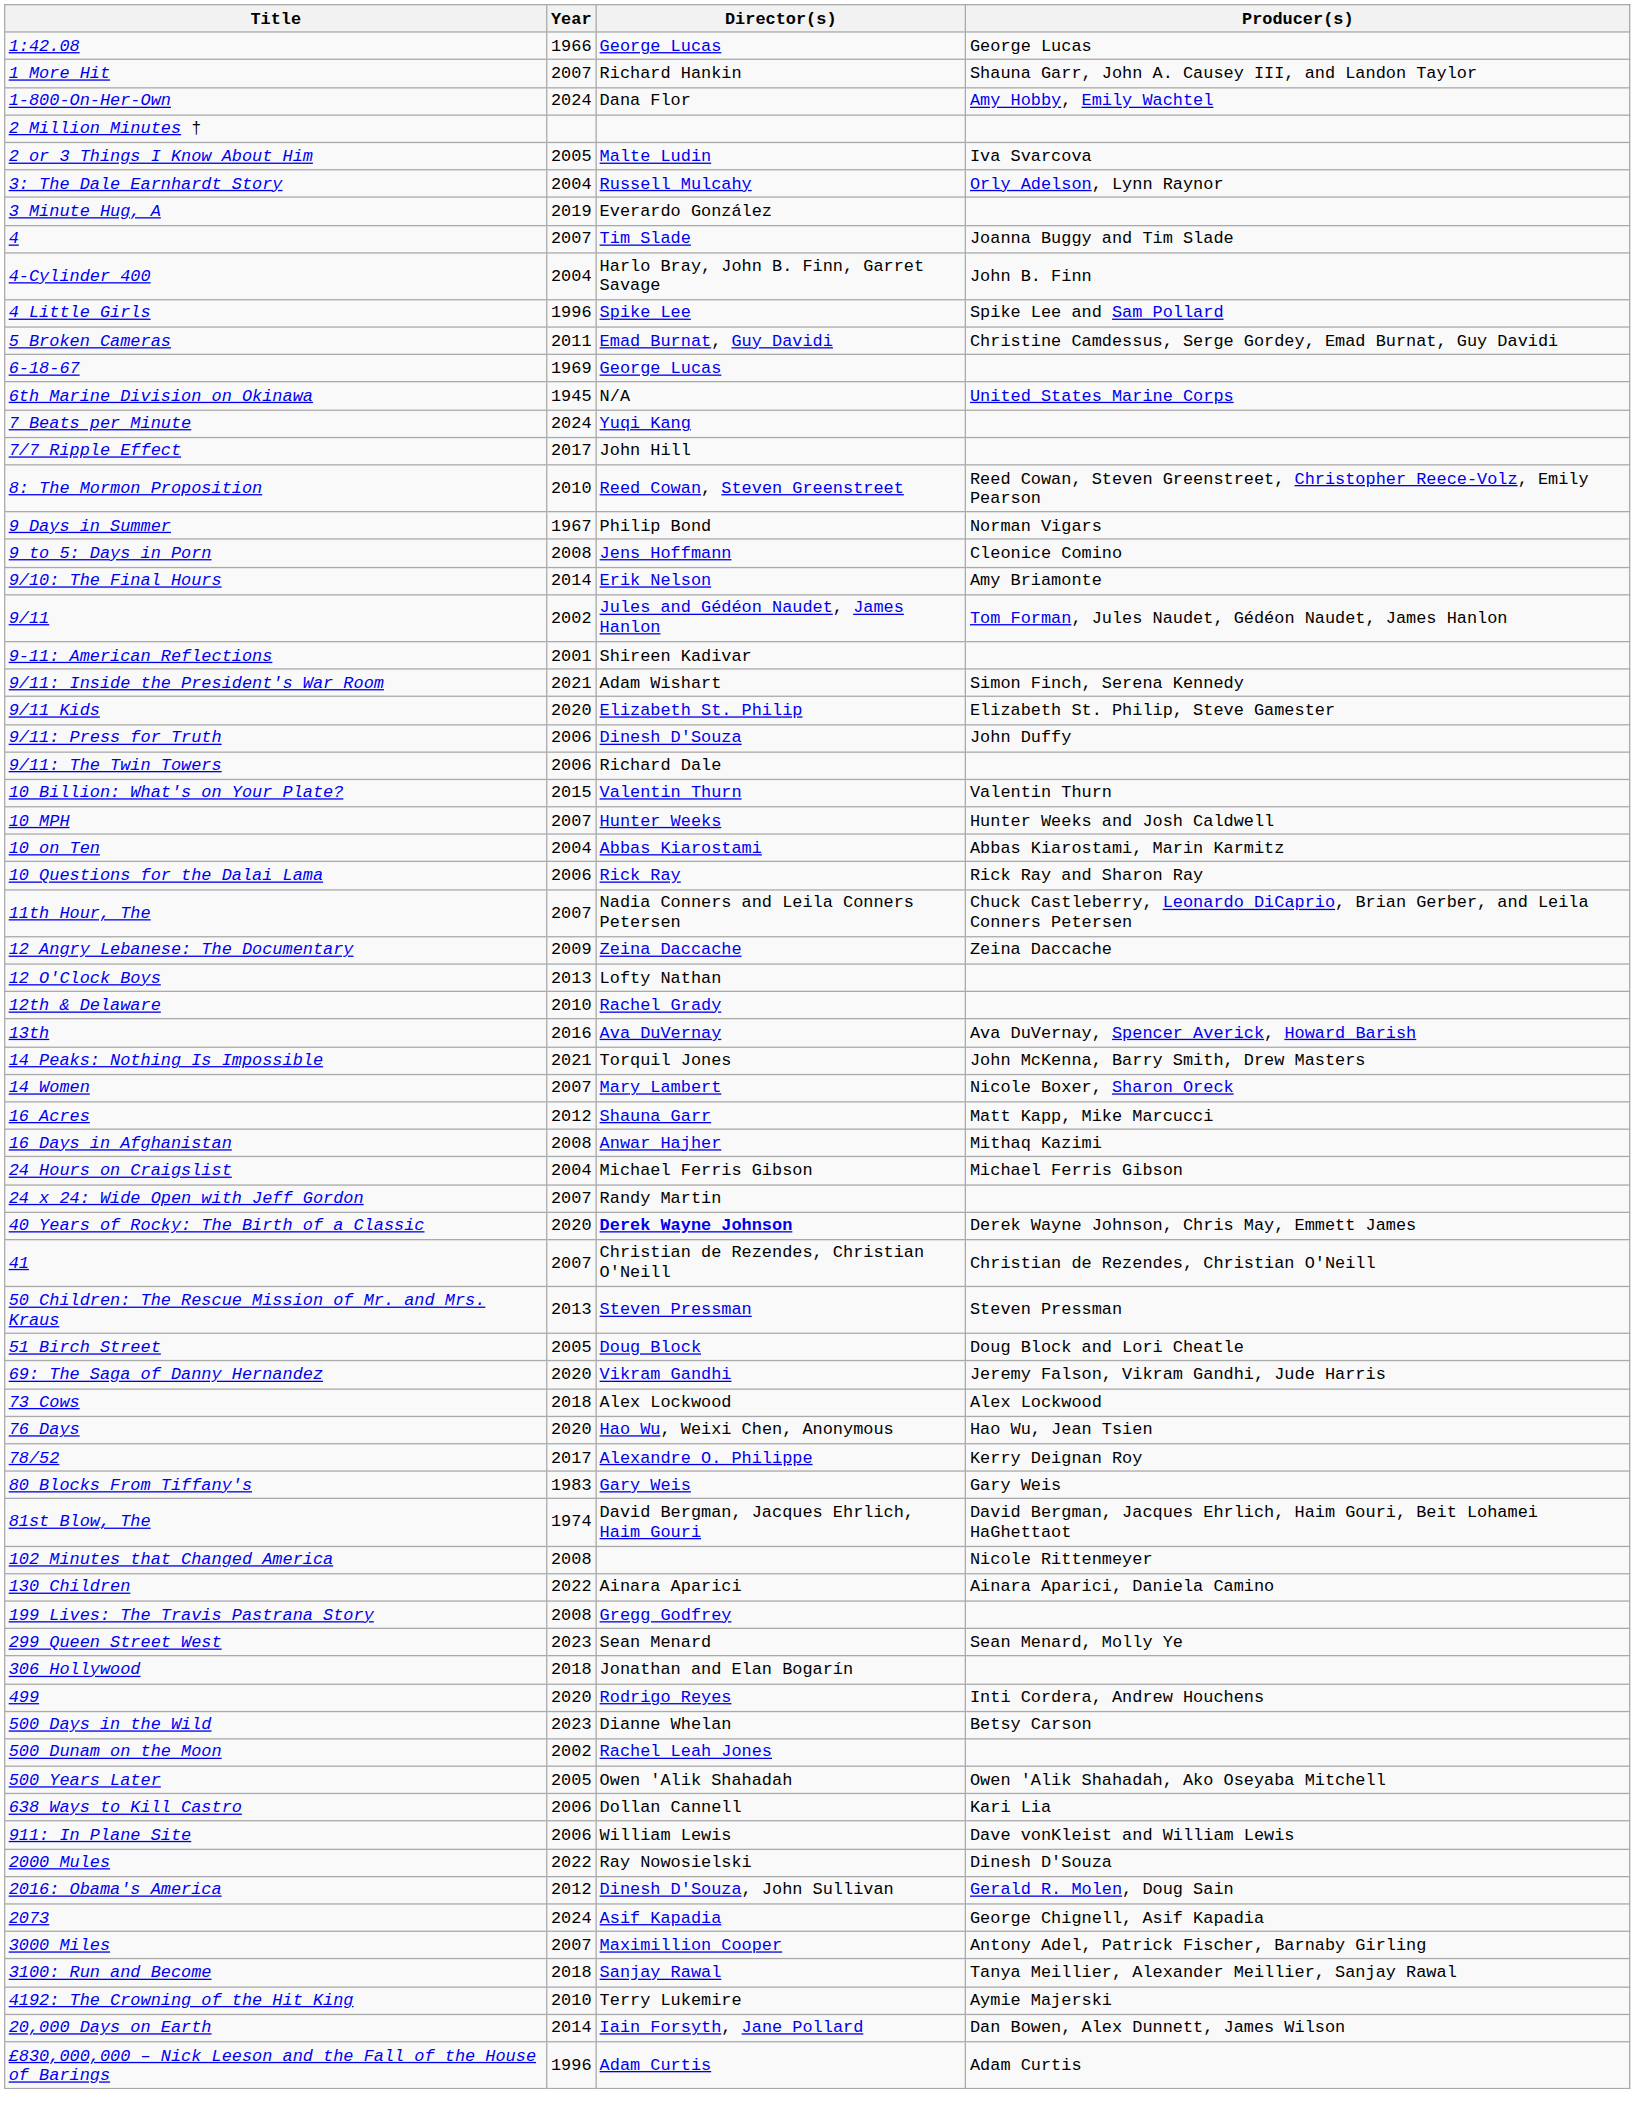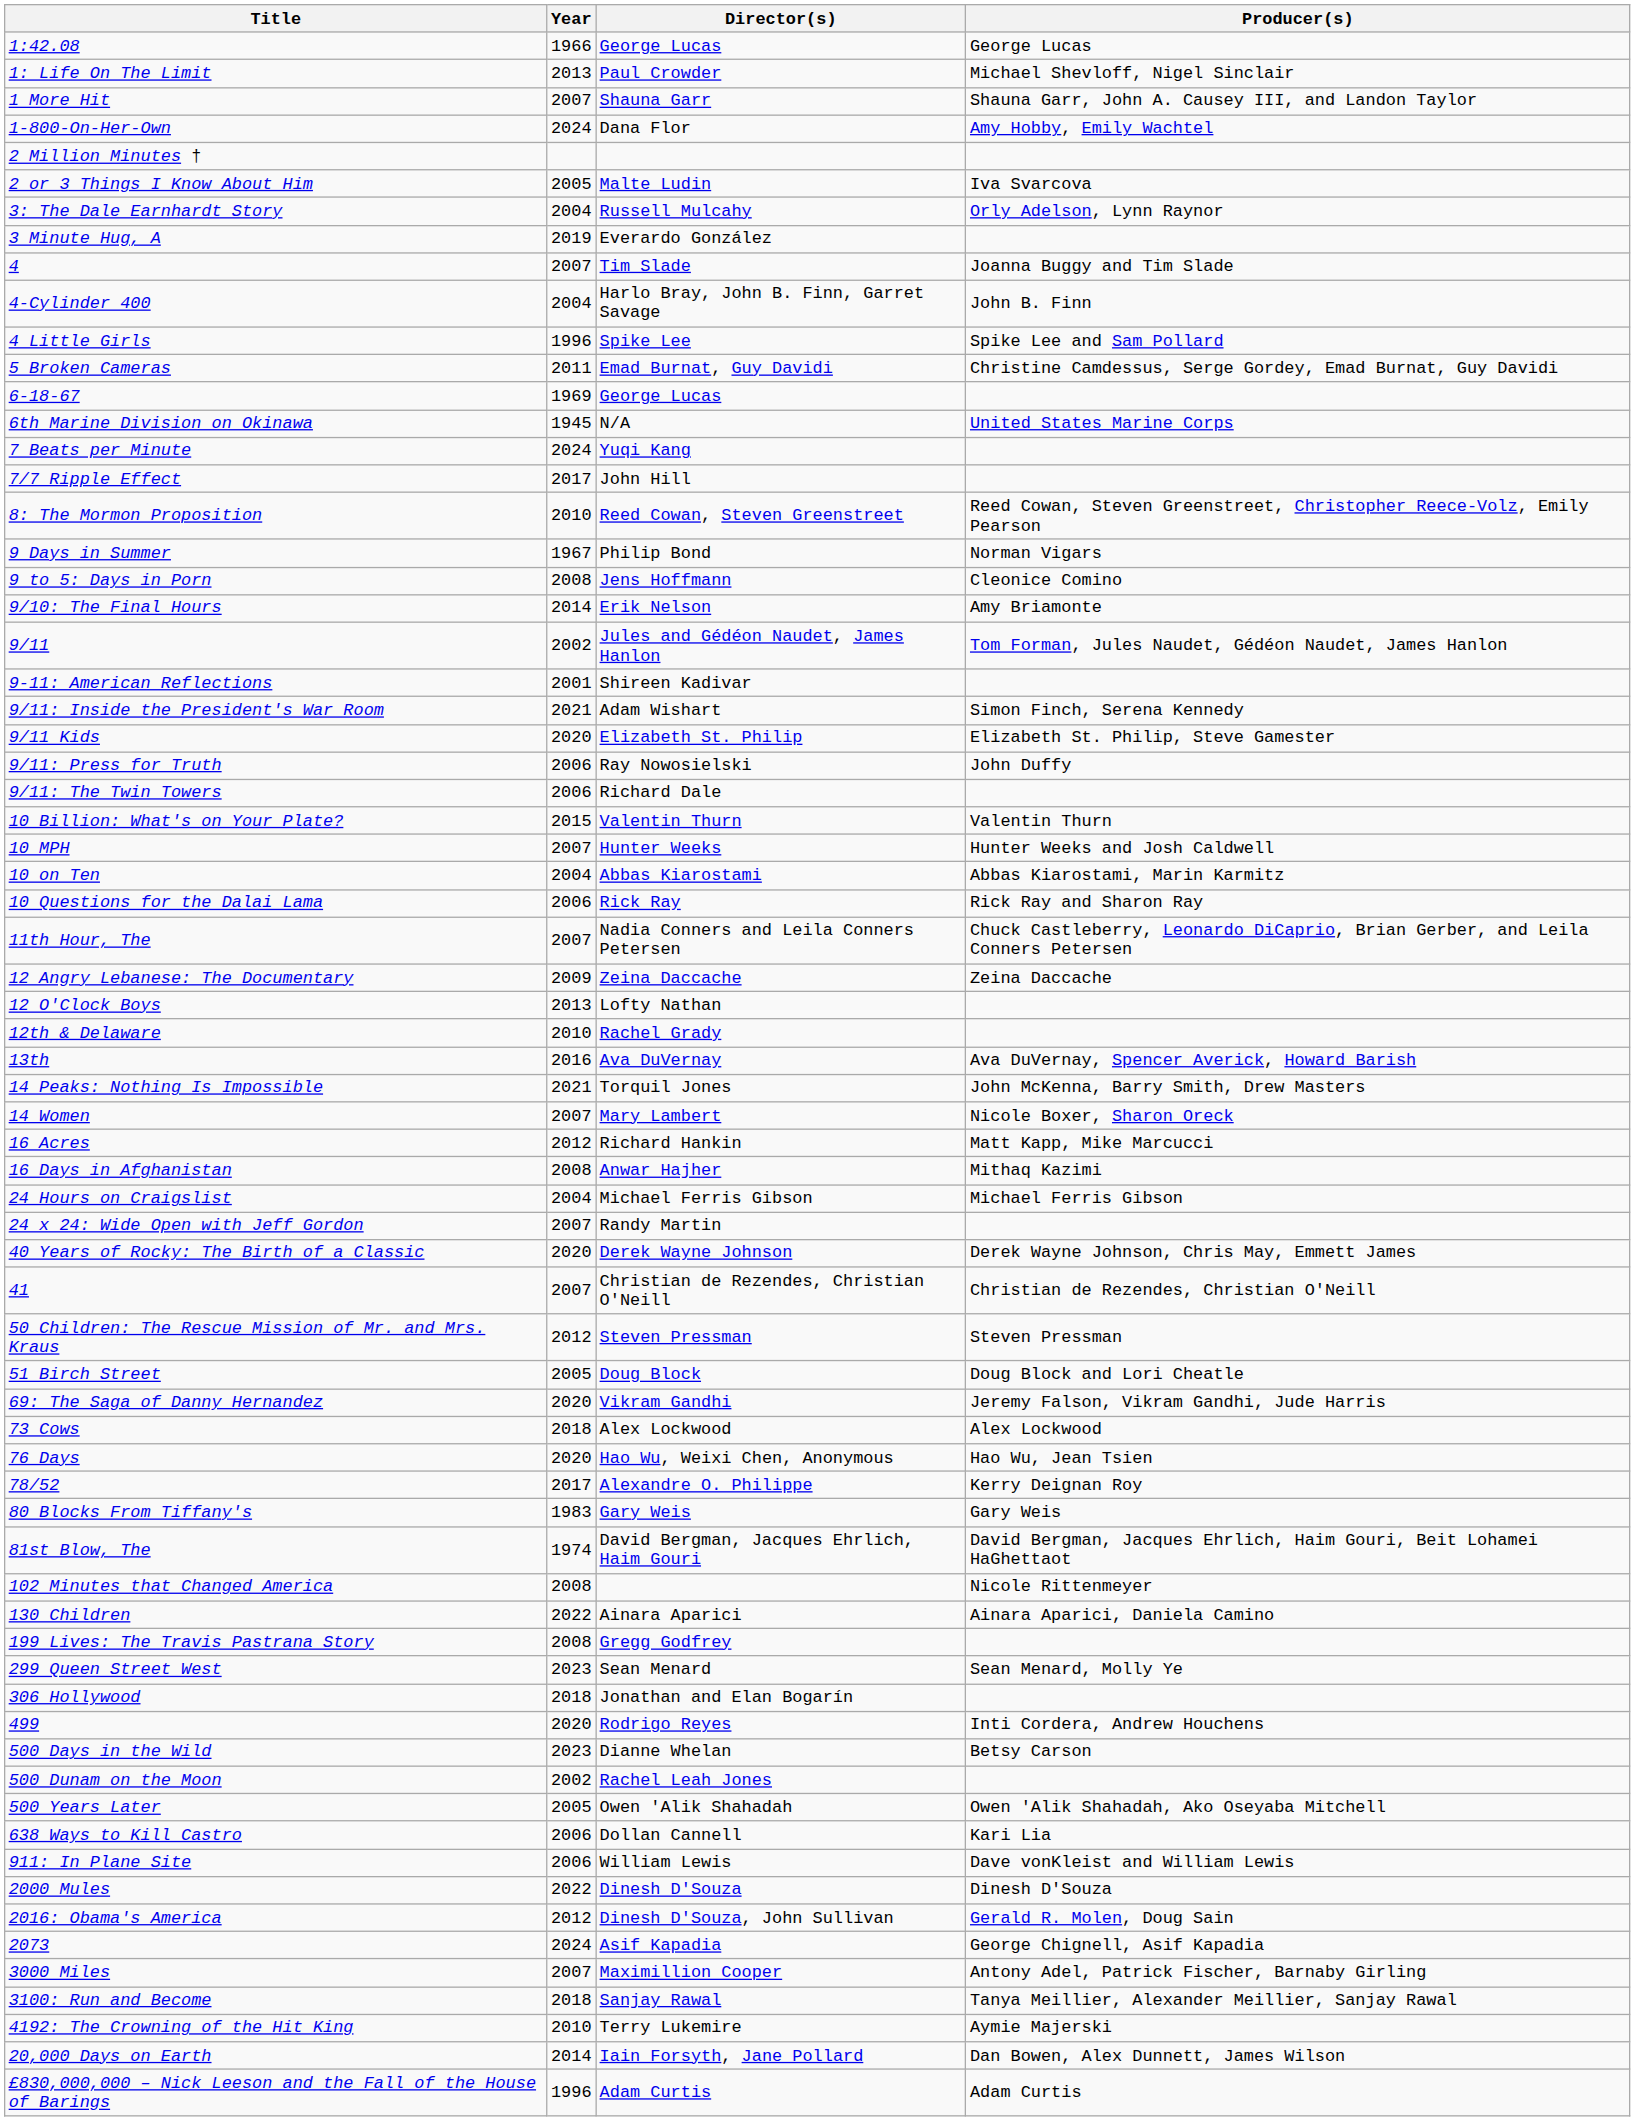+ row: (110, 74)
(671, 74) Richard Hankin -> (655, 101) Shauna Garr
(671, 738) Dinesh D'Souza -> (676, 766) Ray Nowosielski
(655, 1116) Shauna Garr -> (671, 1143) Richard Hankin
(696, 1226) bold -> (696, 1253) normal
(571, 1310) 2013 -> (571, 1338) 2012
(676, 1863) Ray Nowosielski -> (671, 1890) Dinesh D'Souza
